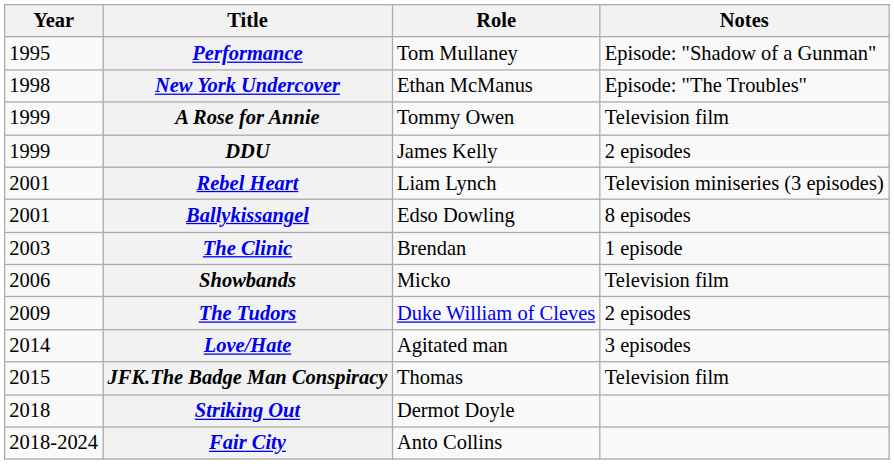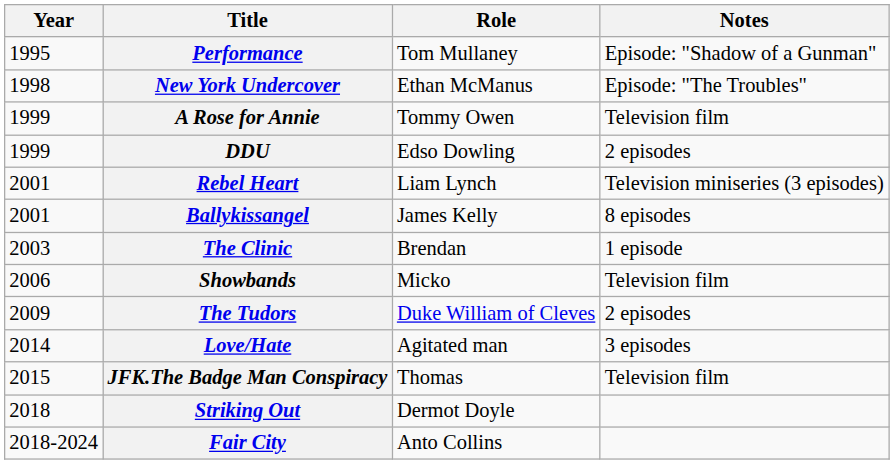(447, 150) James Kelly -> (456, 150) Edso Dowling
(456, 215) Edso Dowling -> (447, 215) James Kelly
